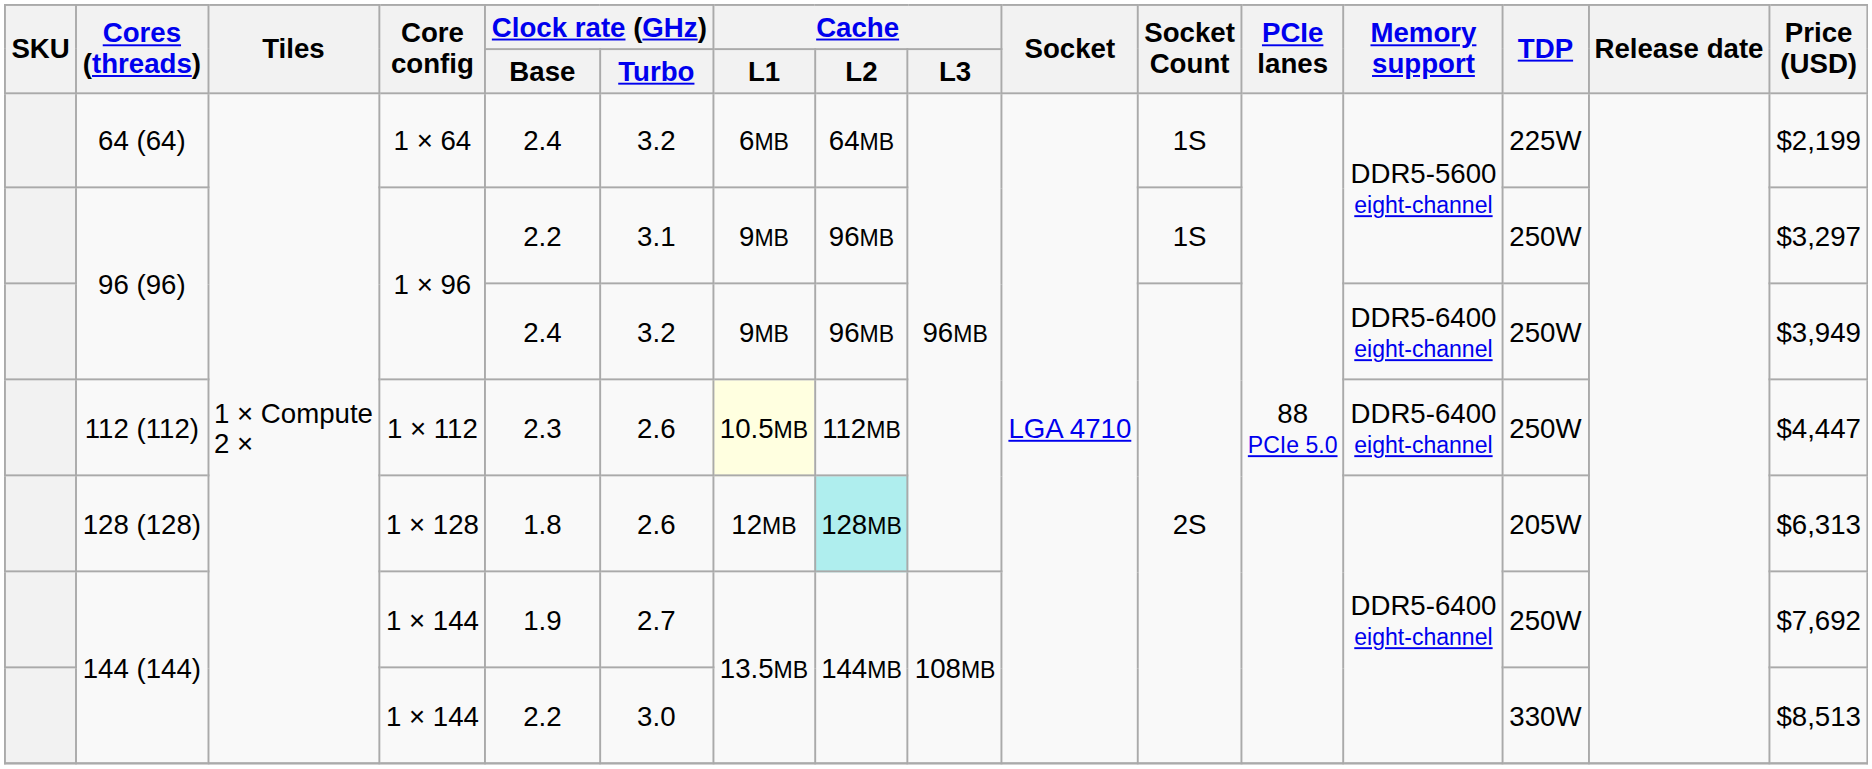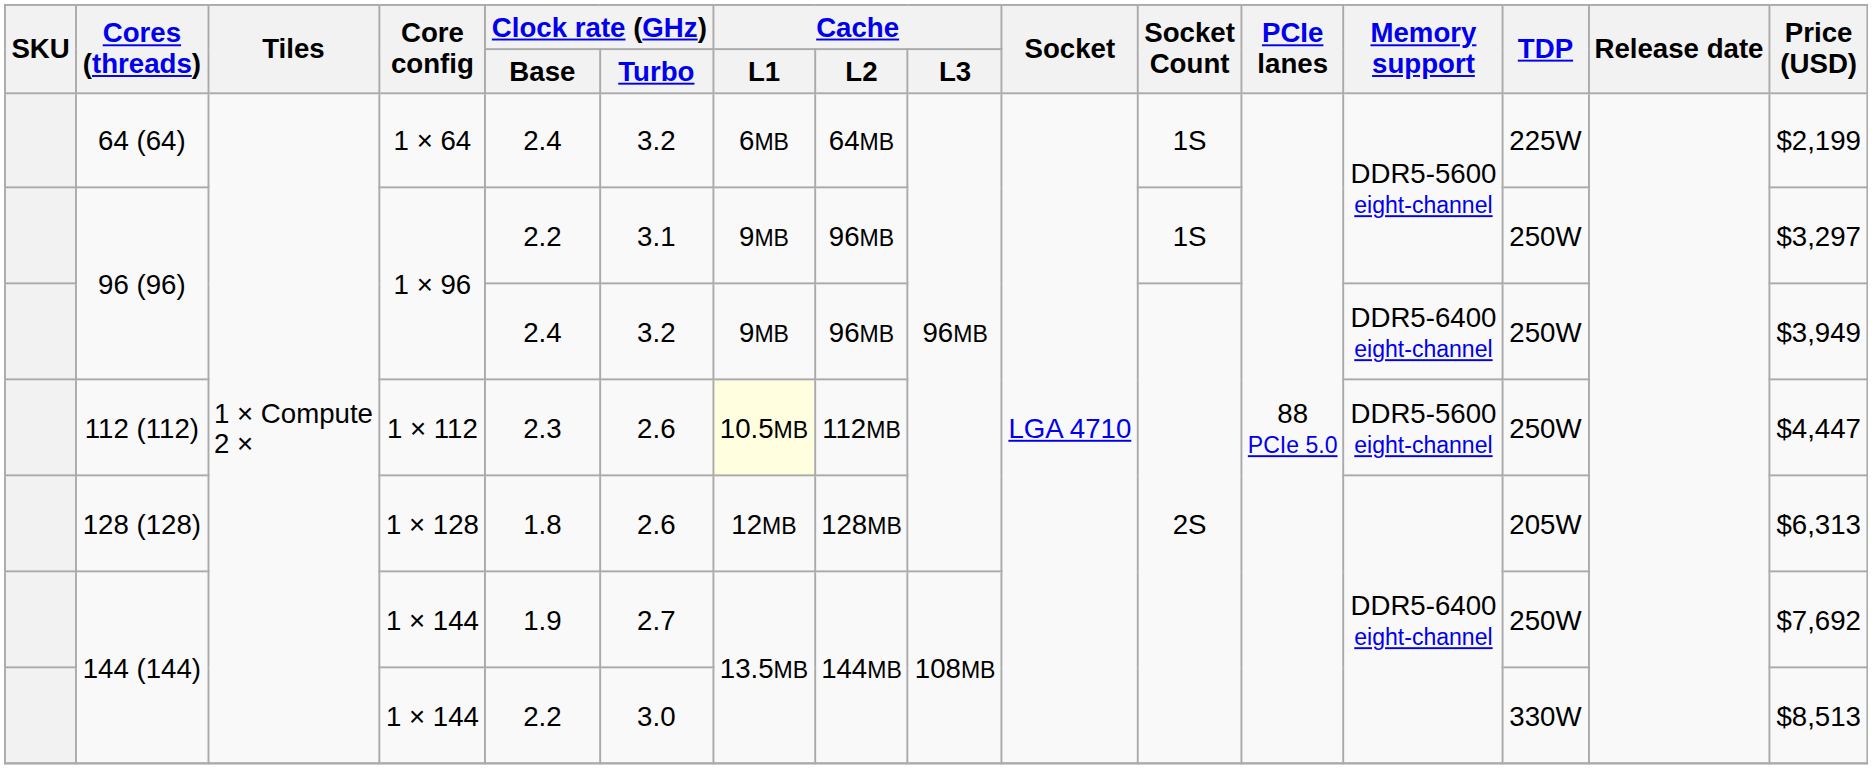(1423, 428) DDR5-6400 eight-channel -> (1423, 428) DDR5-5600 eight-channel
(861, 524) paleturquoise background -> (861, 524) no background
